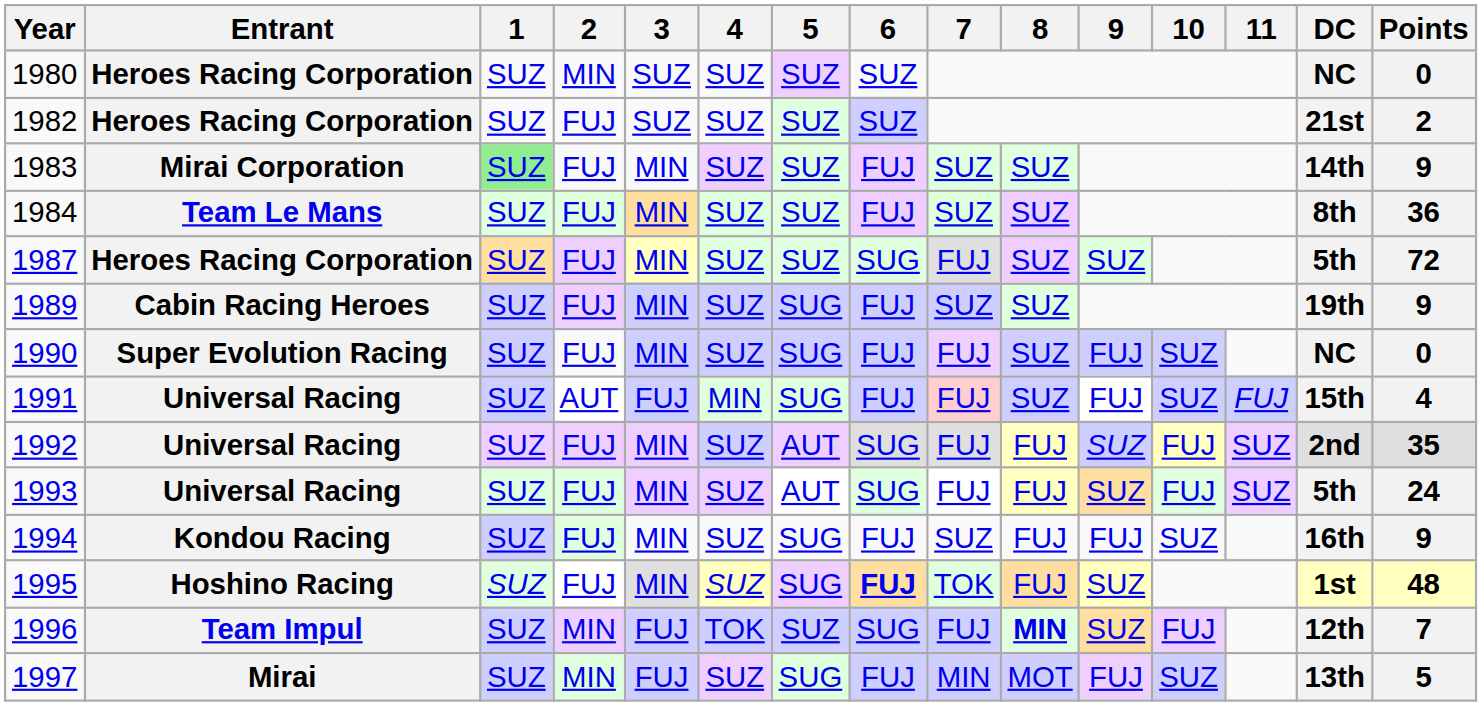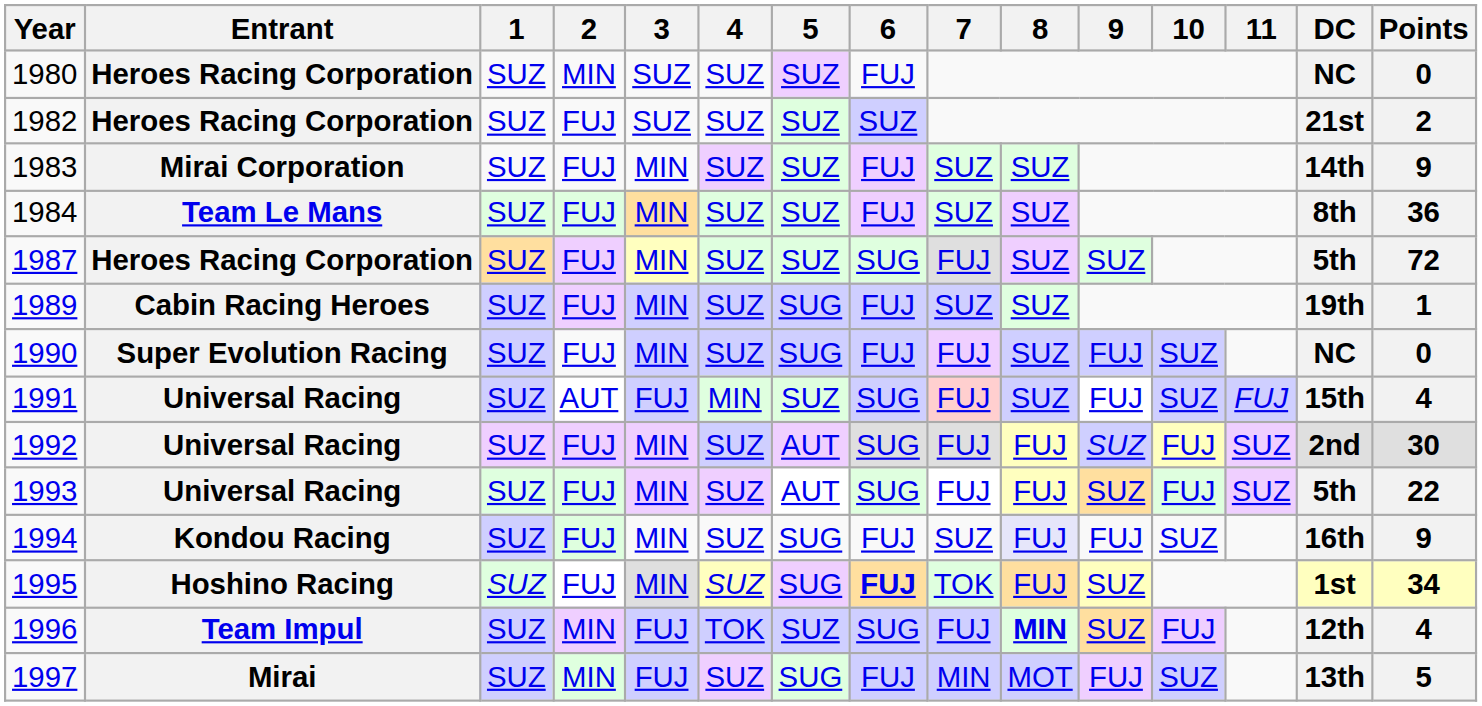(888, 74) SUZ -> (888, 74) FUJ
(516, 167) lightgreen background -> (516, 167) no background
(1424, 306) 9 -> (1424, 306) 1
(810, 398) SUG -> (810, 398) SUZ
(888, 398) FUJ -> (888, 398) SUG
(1424, 445) 35 -> (1424, 445) 30
(1424, 491) 24 -> (1424, 491) 22
(1040, 537) no background -> (1040, 537) lavender background
(1424, 583) 48 -> (1424, 583) 34
(1424, 630) 7 -> (1424, 630) 4
